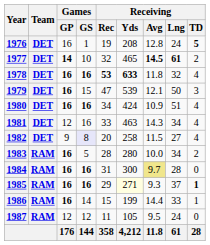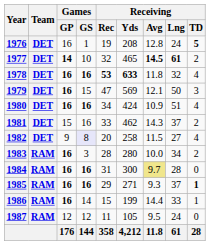(130, 91) 539 -> (130, 91) 569
(67, 122) 12 -> (67, 122) 15
(130, 122) 463 -> (130, 122) 462
(176, 122) 34 -> (176, 122) 37
(196, 122) 4 -> (196, 122) 2
(86, 153) 5 -> (86, 153) 3
(130, 185) lightyellow background -> (130, 185) no background
